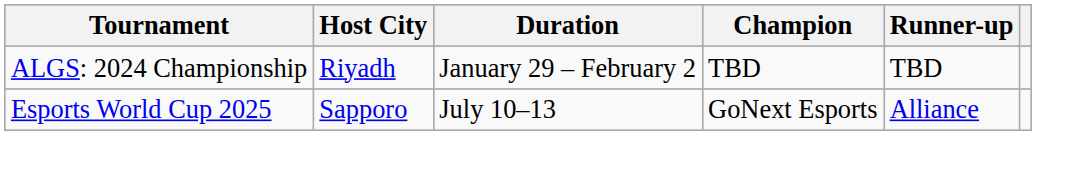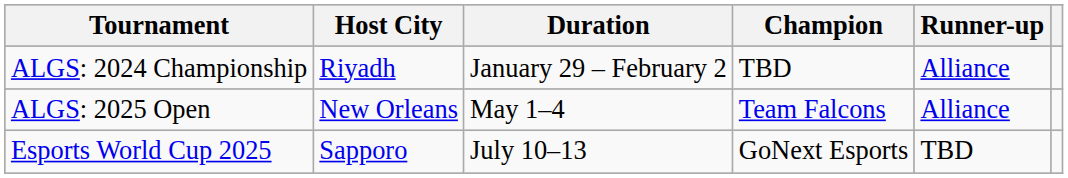(916, 67) TBD -> (965, 67) Alliance
+ row: (111, 109)
(934, 109) Alliance -> (947, 151) TBD
